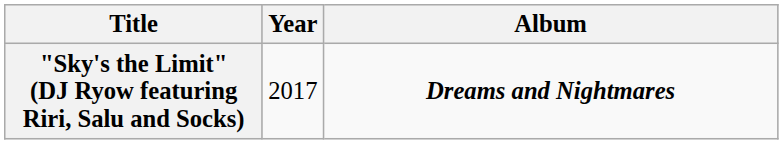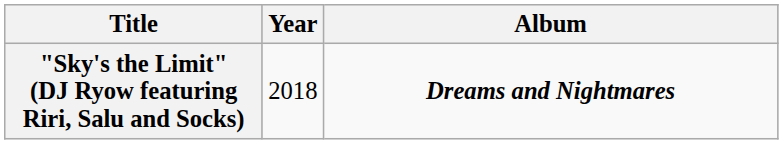(293, 90) 2017 -> (293, 90) 2018
